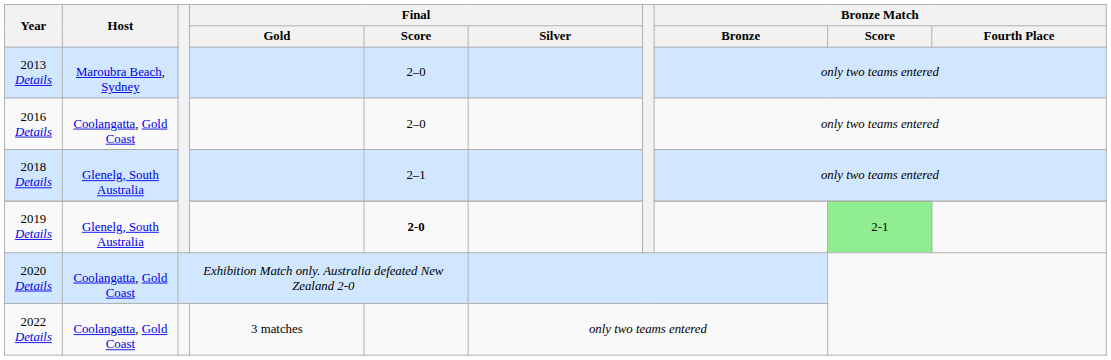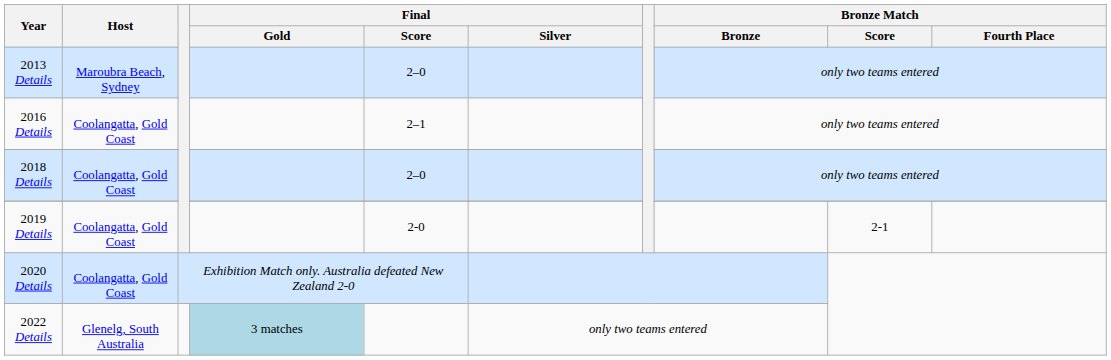(416, 124) 2–0 -> (416, 124) 2–1
(120, 183) Glenelg, South Australia -> (120, 183) Coolangatta, Gold Coast
(416, 175) 2–1 -> (416, 175) 2–0
(120, 234) Glenelg, South Australia -> (120, 234) Coolangatta, Gold Coast
(416, 227) bold -> (416, 227) normal
(880, 227) lightgreen background -> (880, 227) no background
(120, 337) Coolangatta, Gold Coast -> (120, 337) Glenelg, South Australia
(277, 329) no background -> (277, 329) lightblue background
